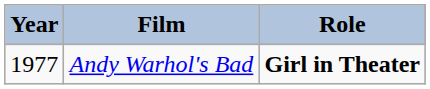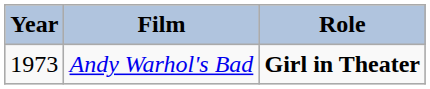(34, 64) 1977 -> (34, 64) 1973
